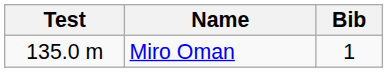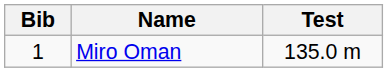columns swapped: (349, 20) <-> (65, 20)
